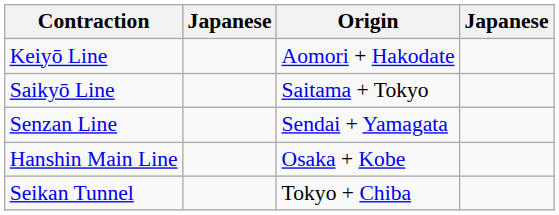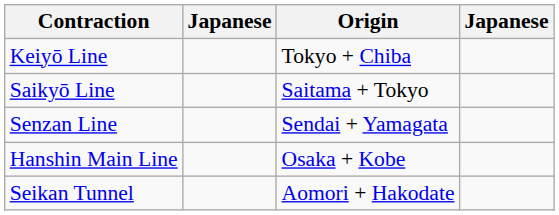(368, 55) Aomori + Hakodate -> (346, 55) Tokyo + Chiba
(346, 192) Tokyo + Chiba -> (368, 192) Aomori + Hakodate
